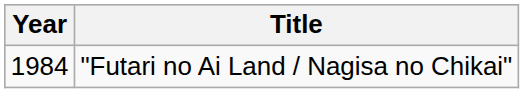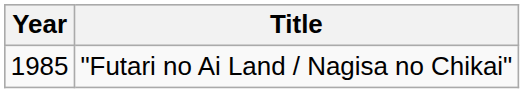(40, 66) 1984 -> (40, 66) 1985
